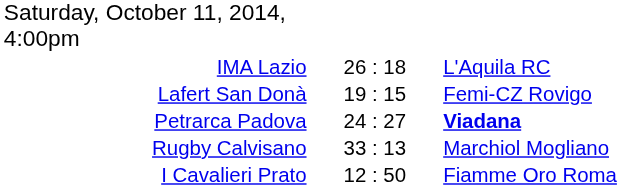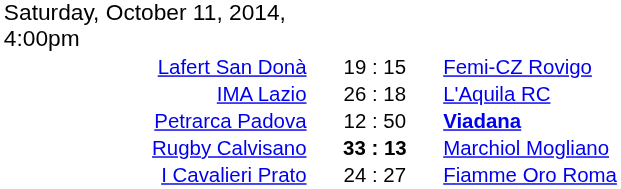rows swapped: (262, 67) <-> (232, 94)
(375, 121) 24 : 27 -> (375, 121) 12 : 50
(375, 148) normal -> (375, 148) bold
(375, 175) 12 : 50 -> (375, 175) 24 : 27
